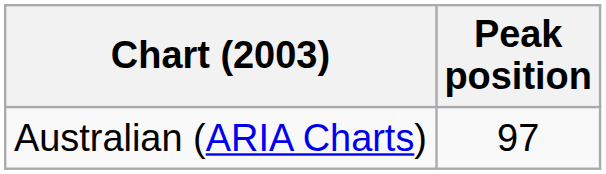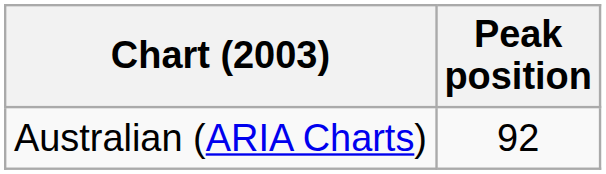(518, 137) 97 -> (518, 137) 92
